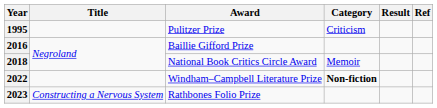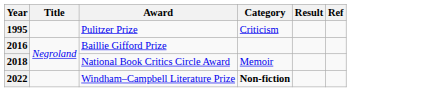- row: (214, 95)
